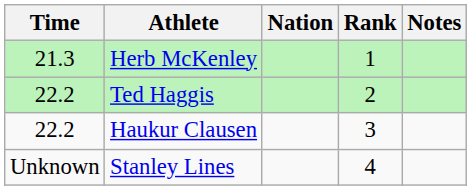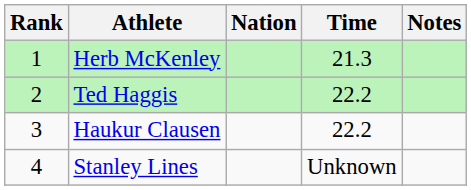columns swapped: (370, 22) <-> (55, 22)
